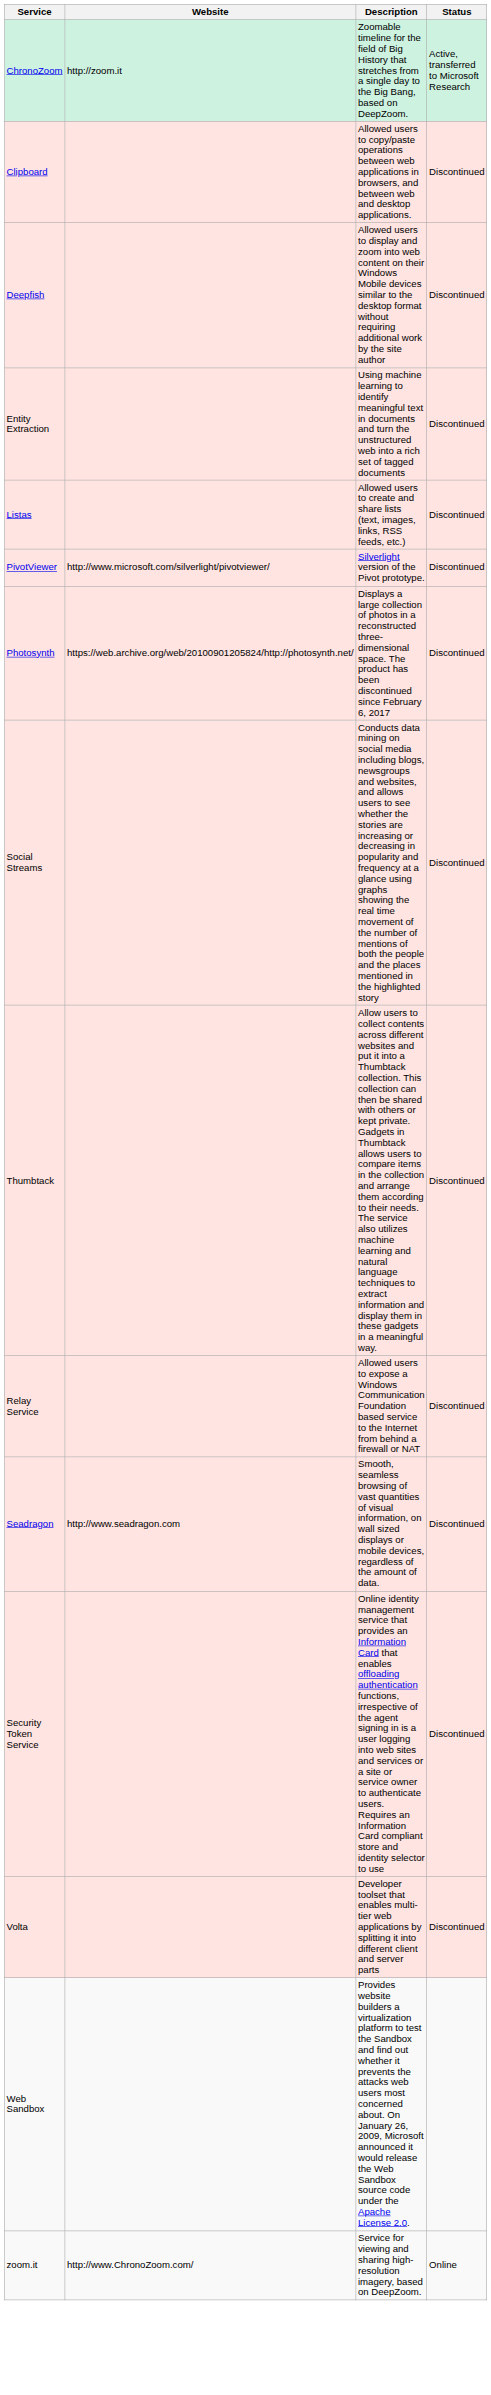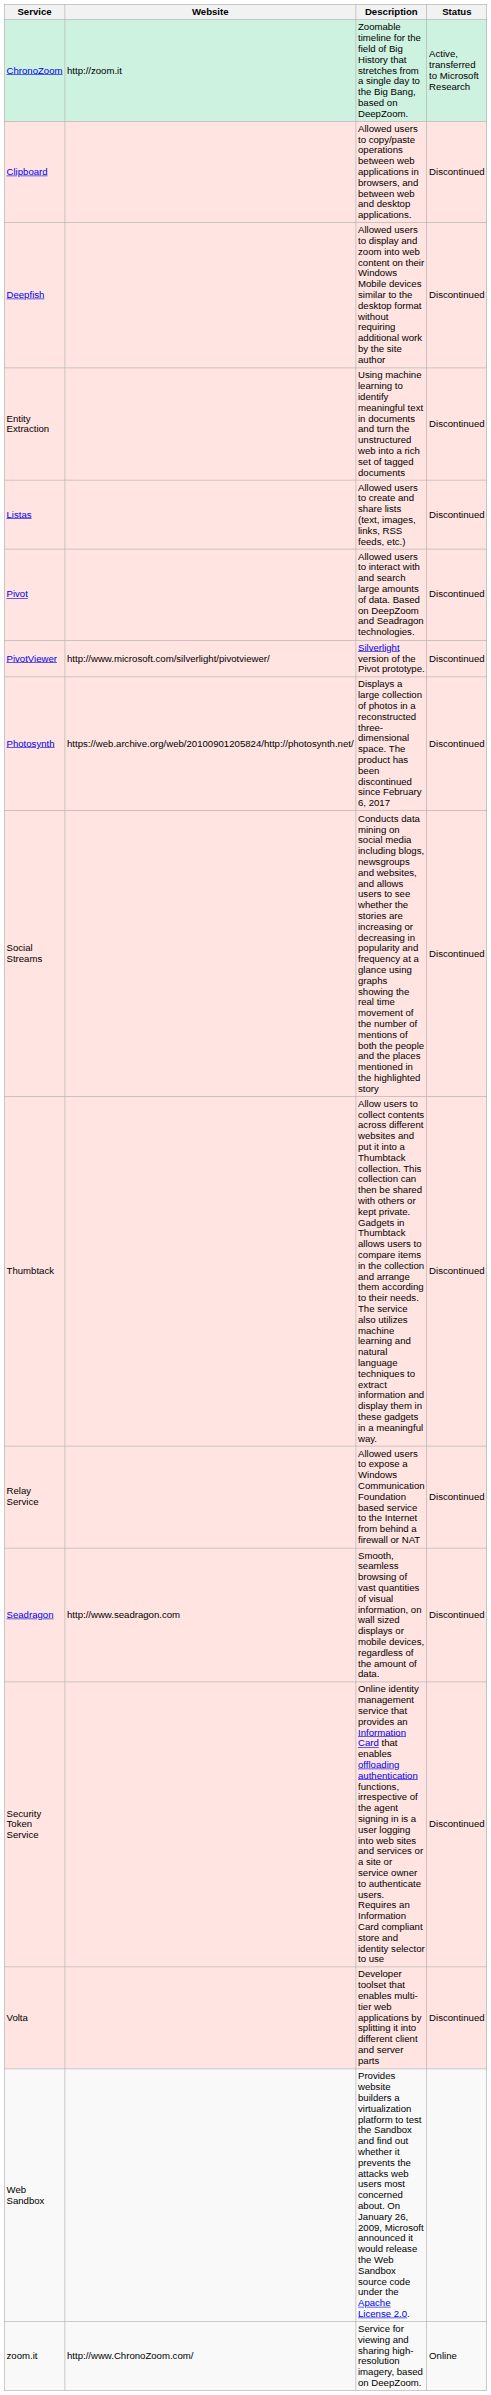+ row: (17, 594)
